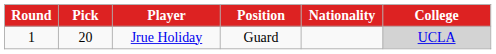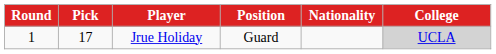(85, 37) 20 -> (85, 37) 17
